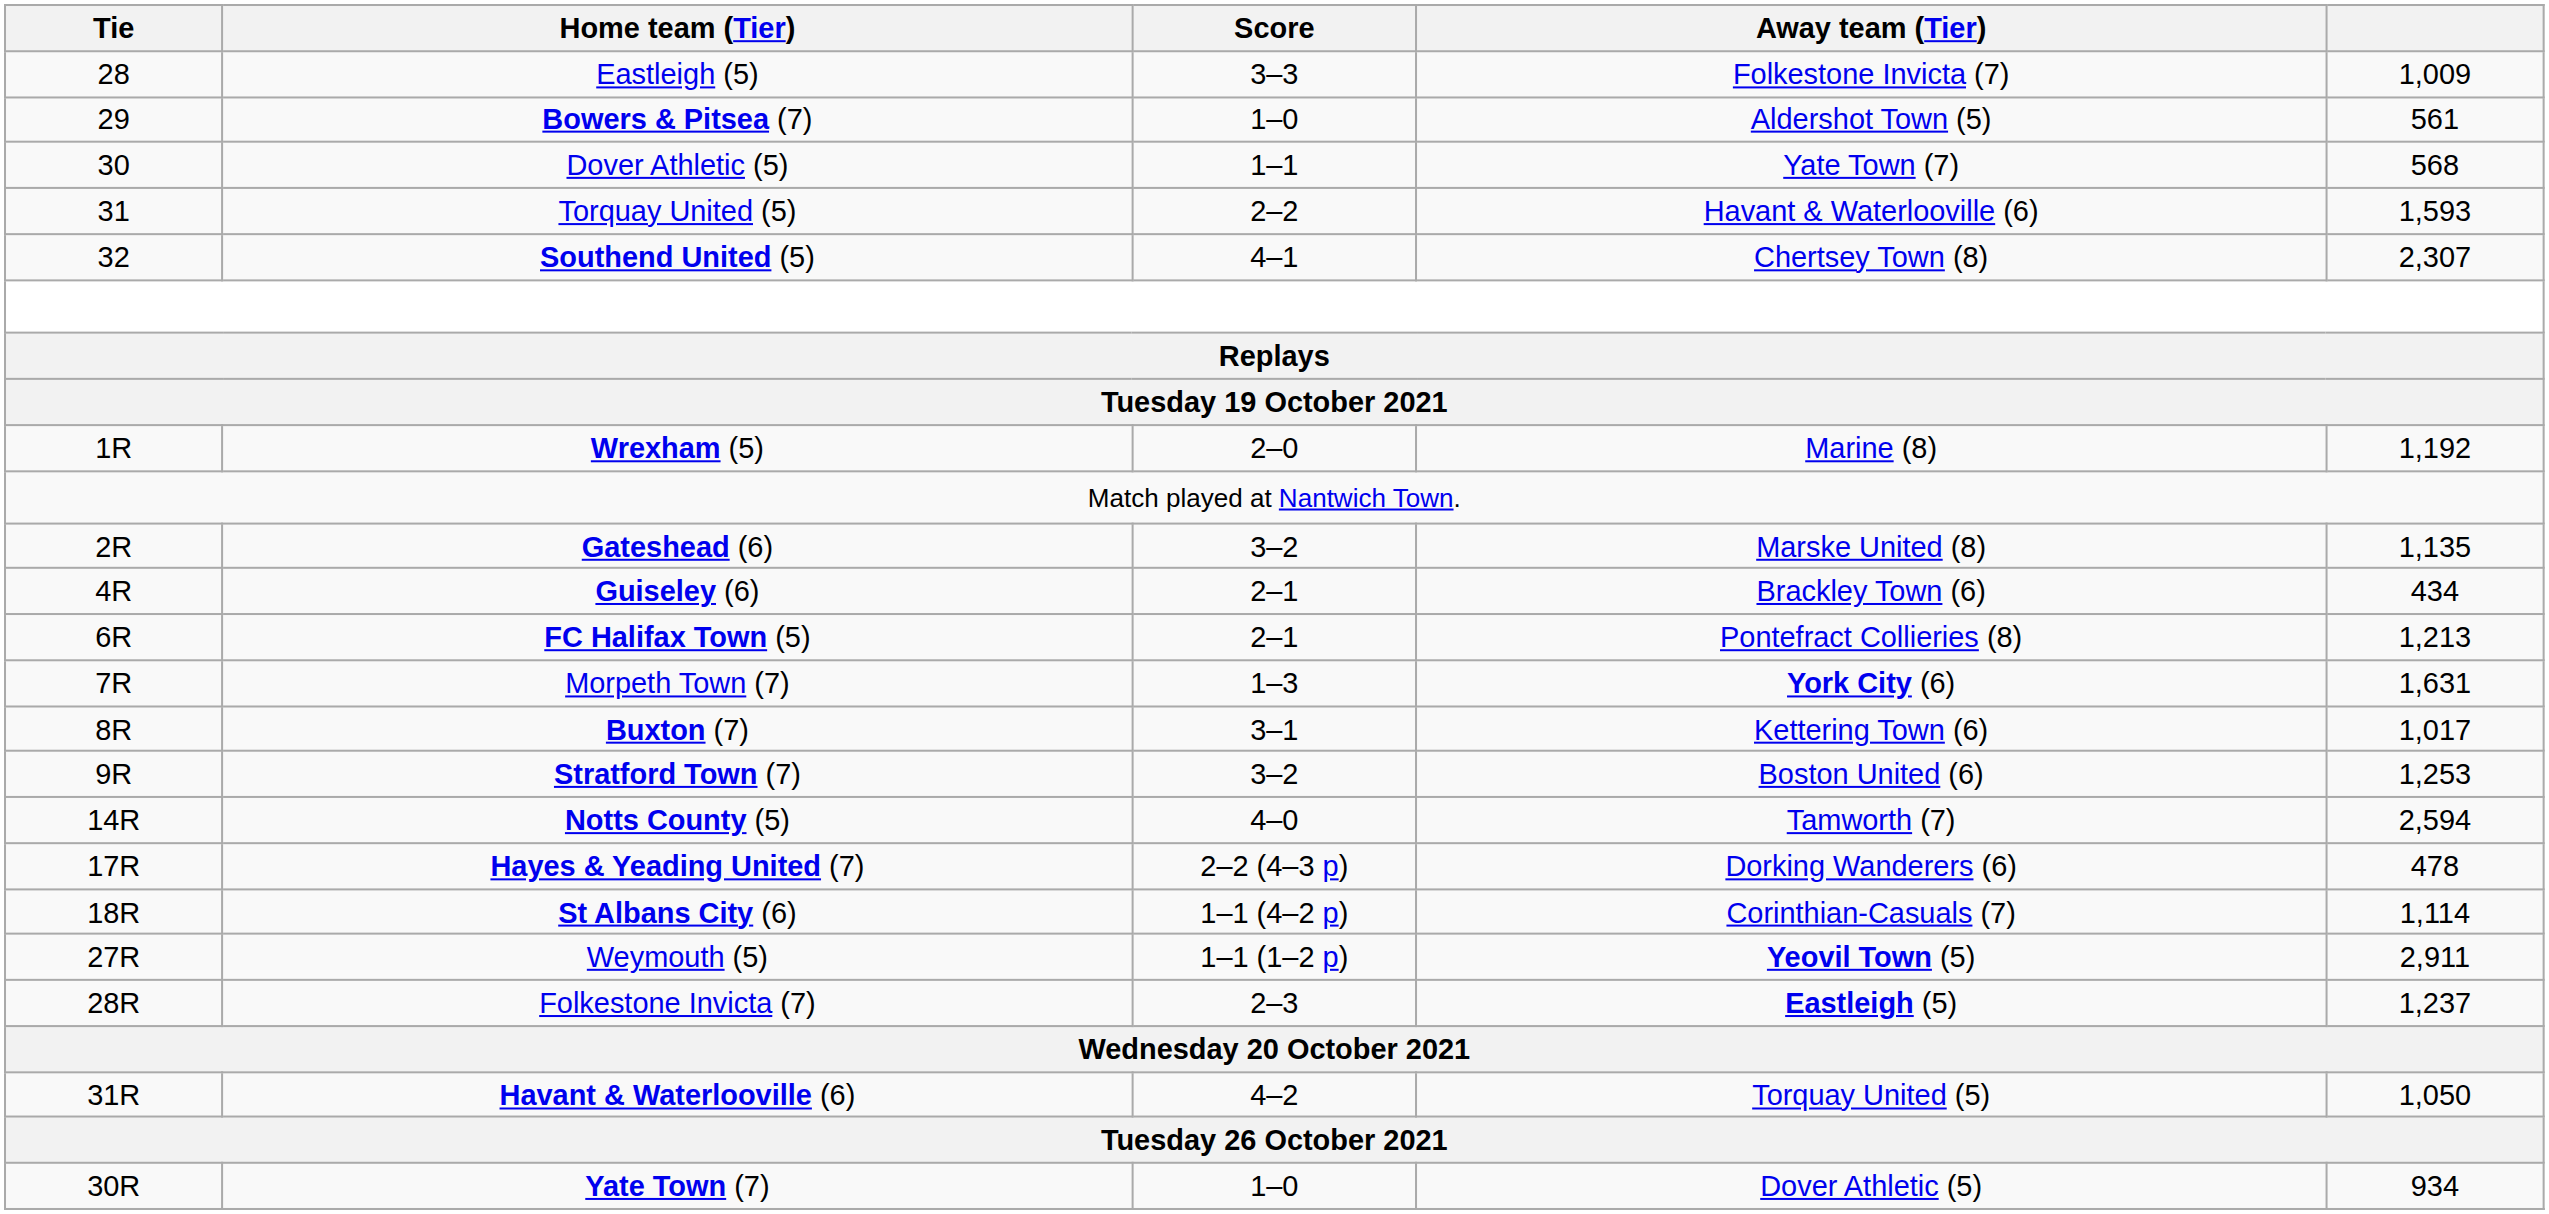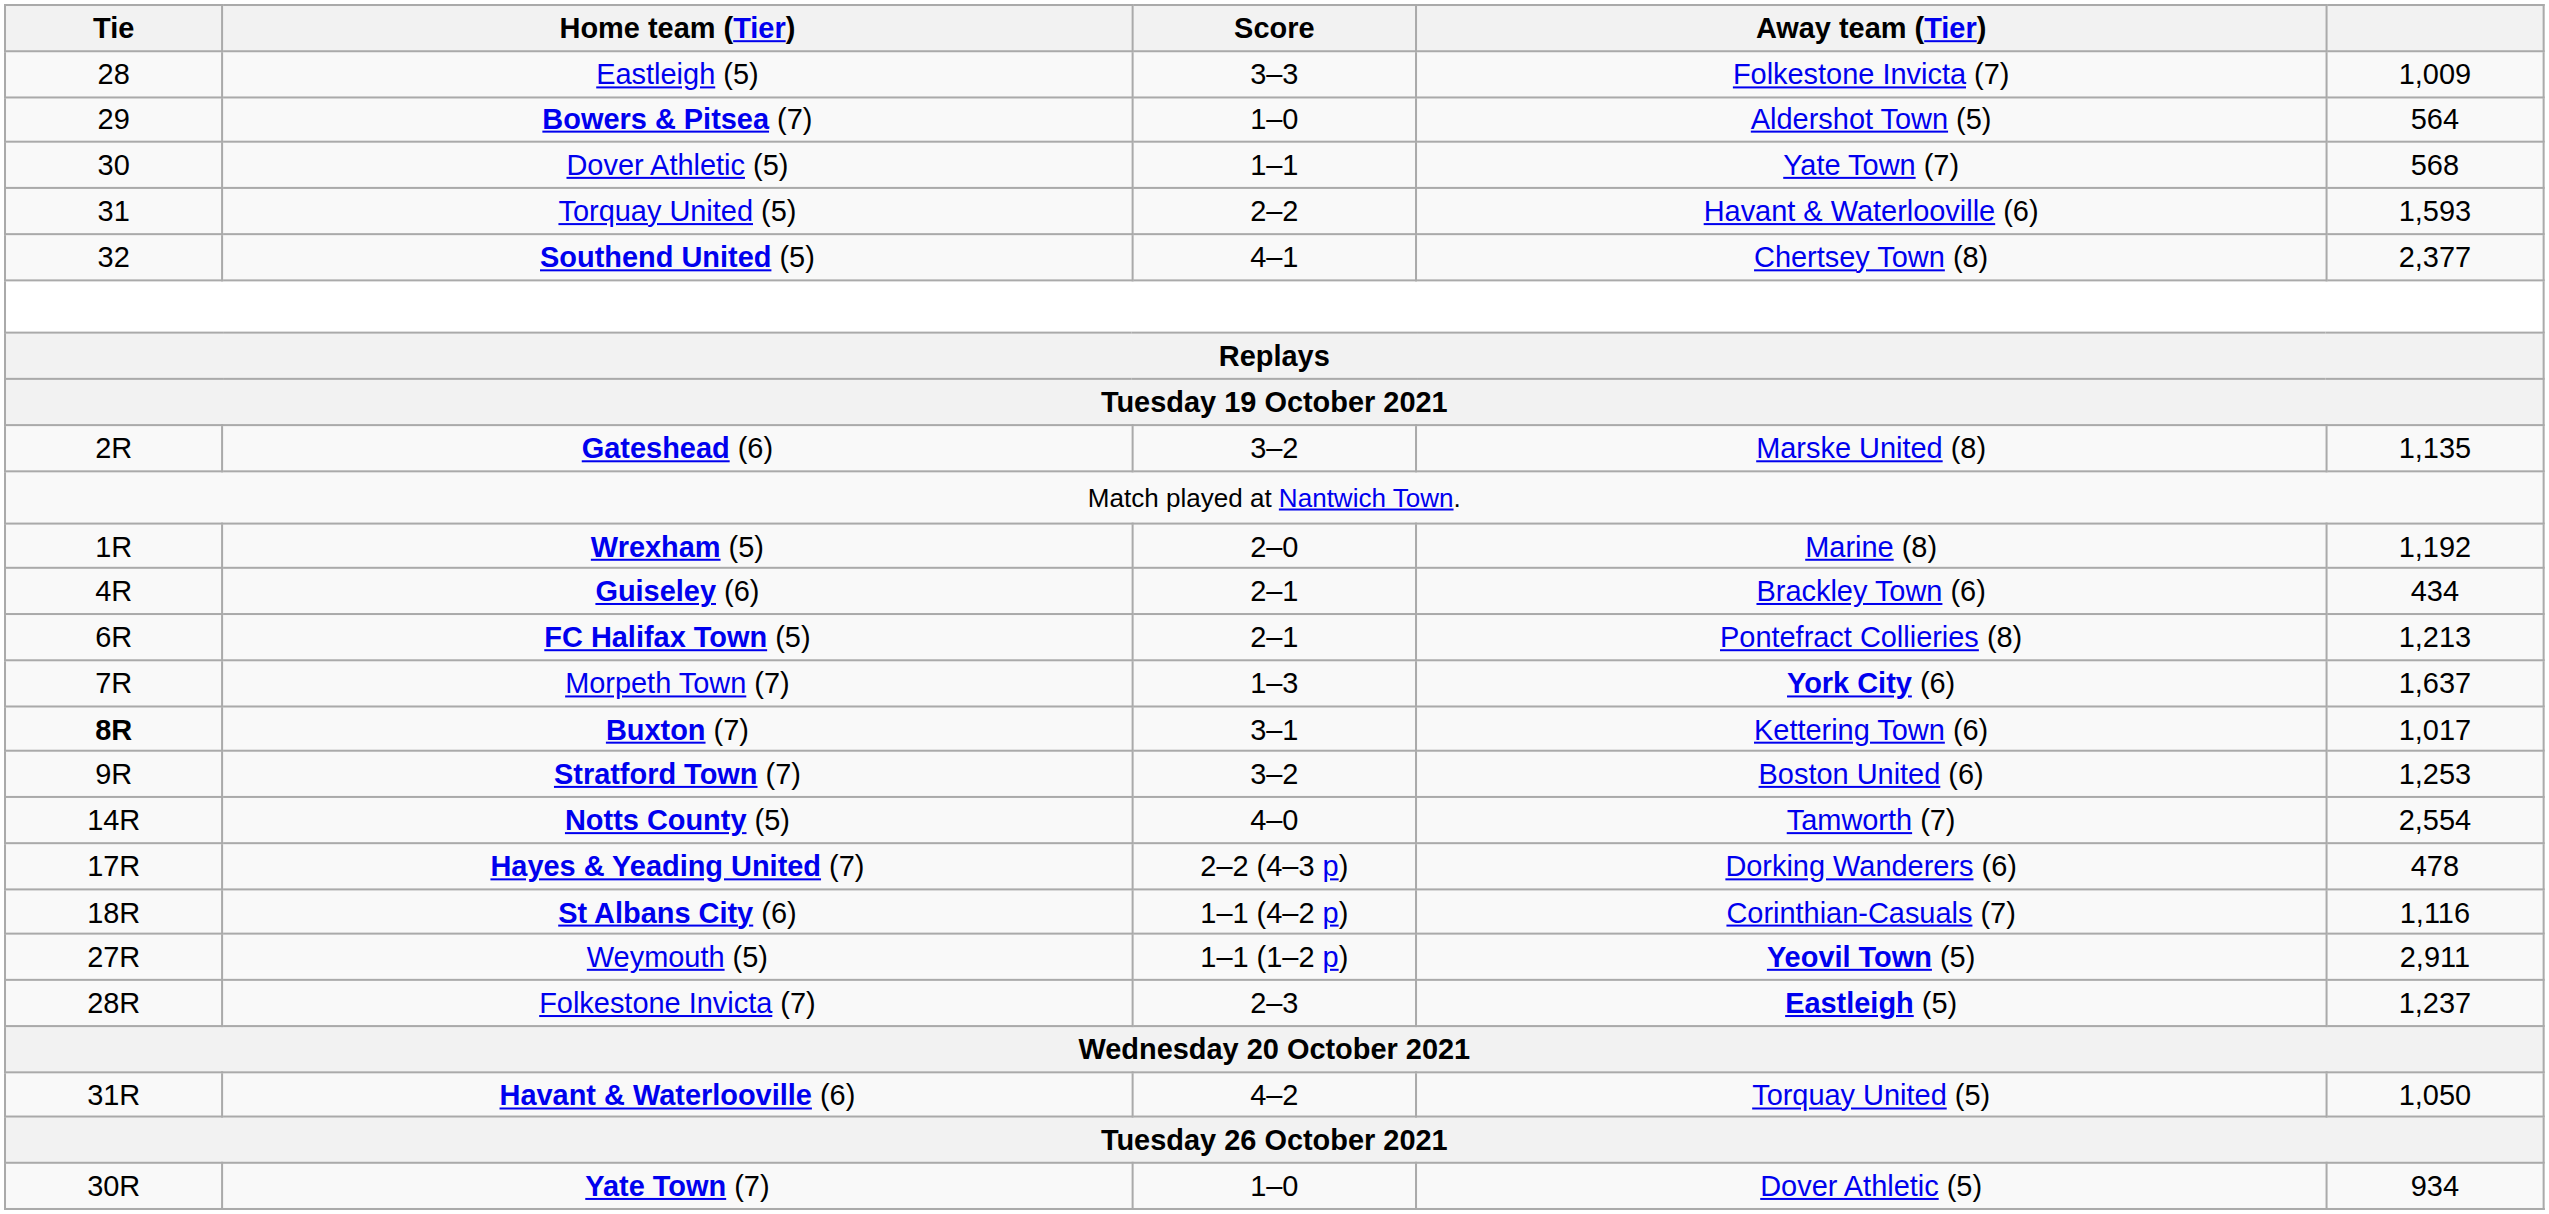(2435, 120) 561 -> (2435, 120) 564
(2435, 257) 2,307 -> (2435, 257) 2,377
rows swapped: (677, 448) <-> (677, 546)
(2435, 683) 1,631 -> (2435, 683) 1,637
(114, 729) normal -> (114, 729) bold
(2435, 821) 2,594 -> (2435, 821) 2,554
(2435, 912) 1,114 -> (2435, 912) 1,116
